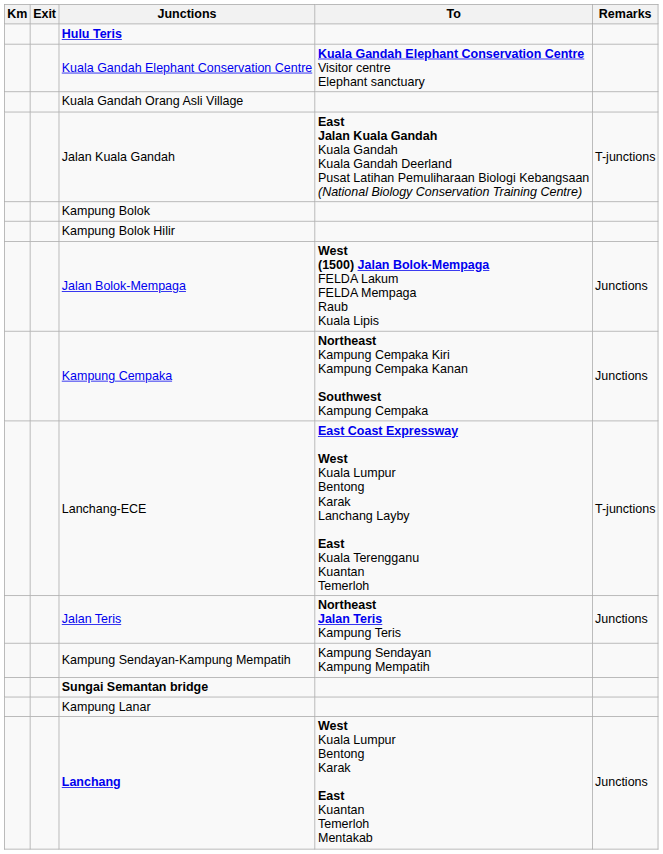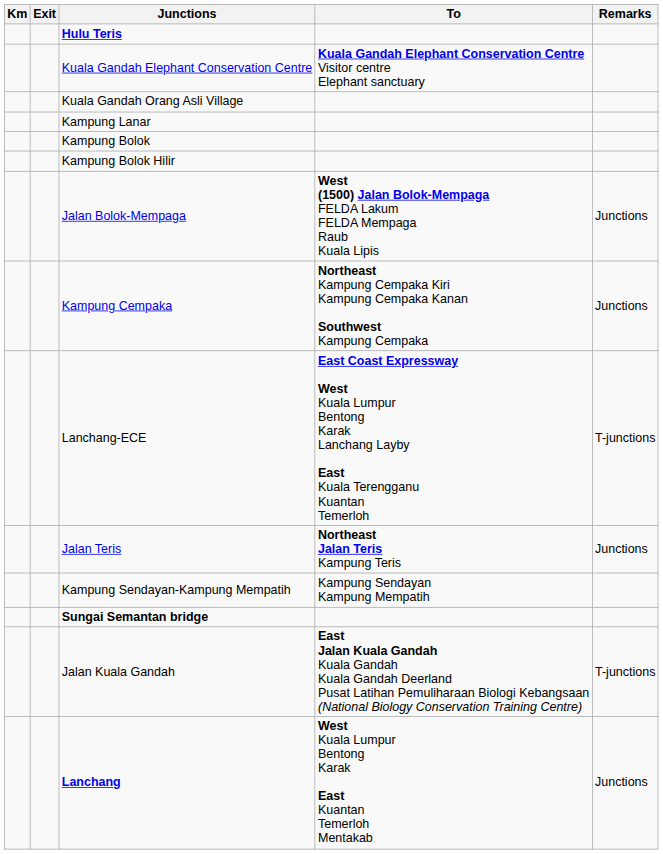rows swapped: (118, 156) <-> (106, 706)
